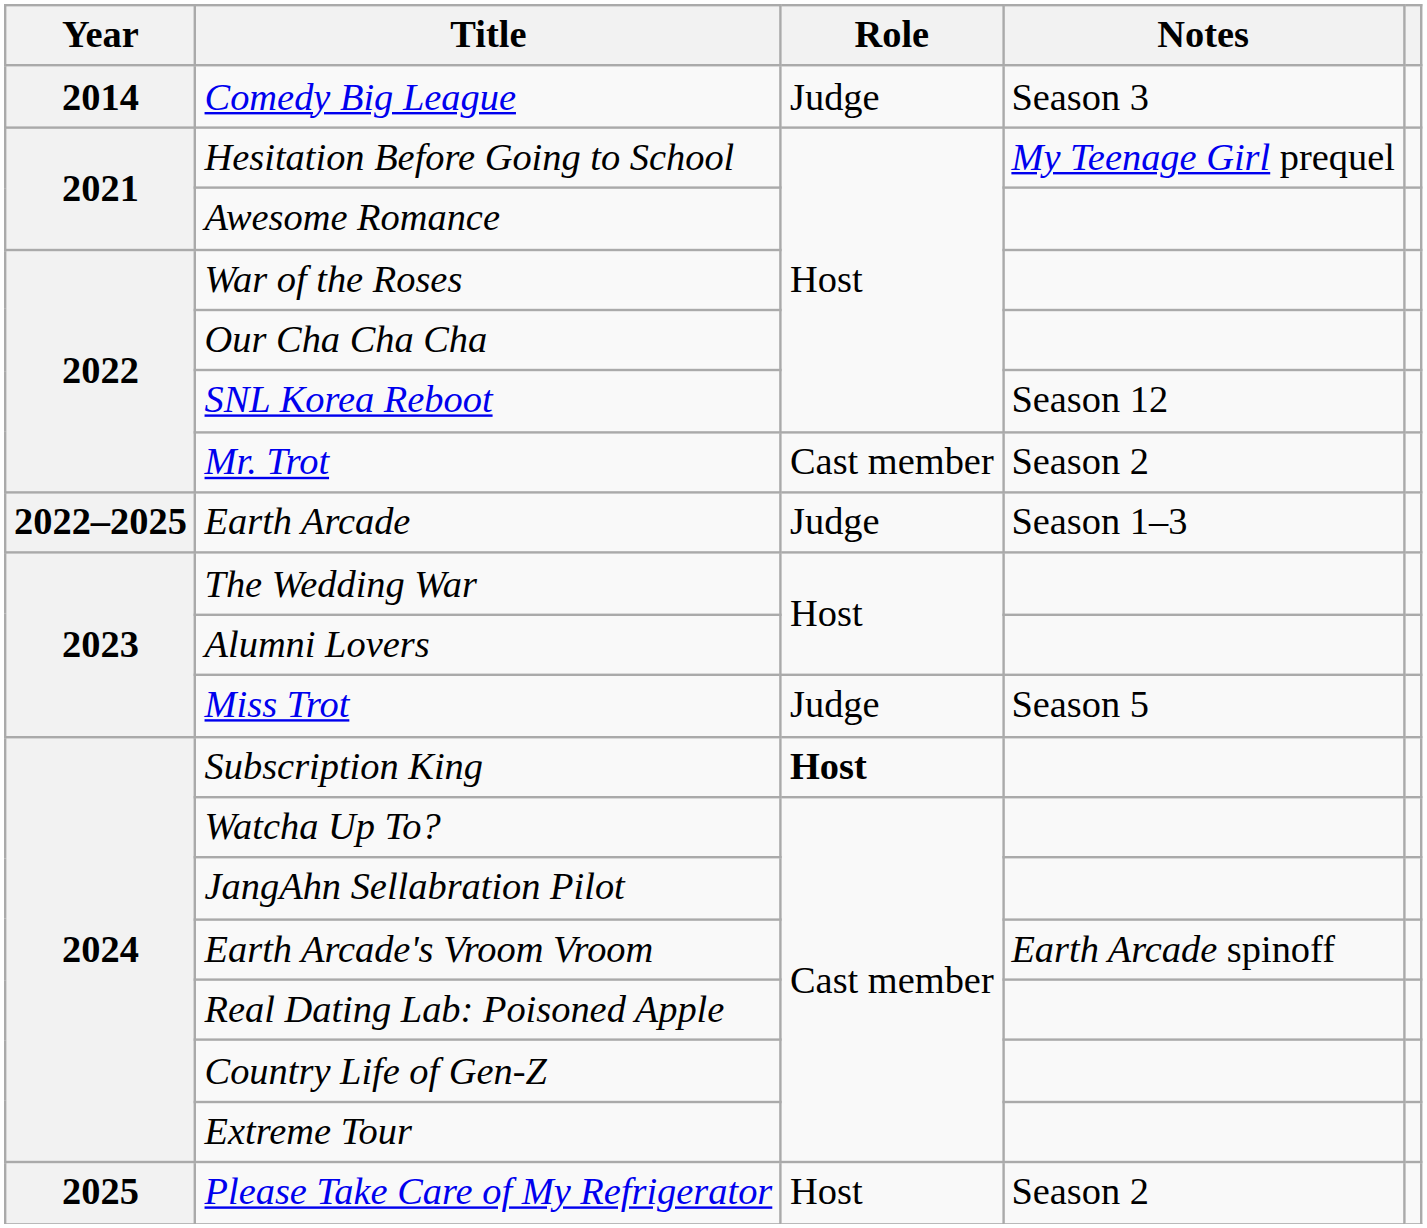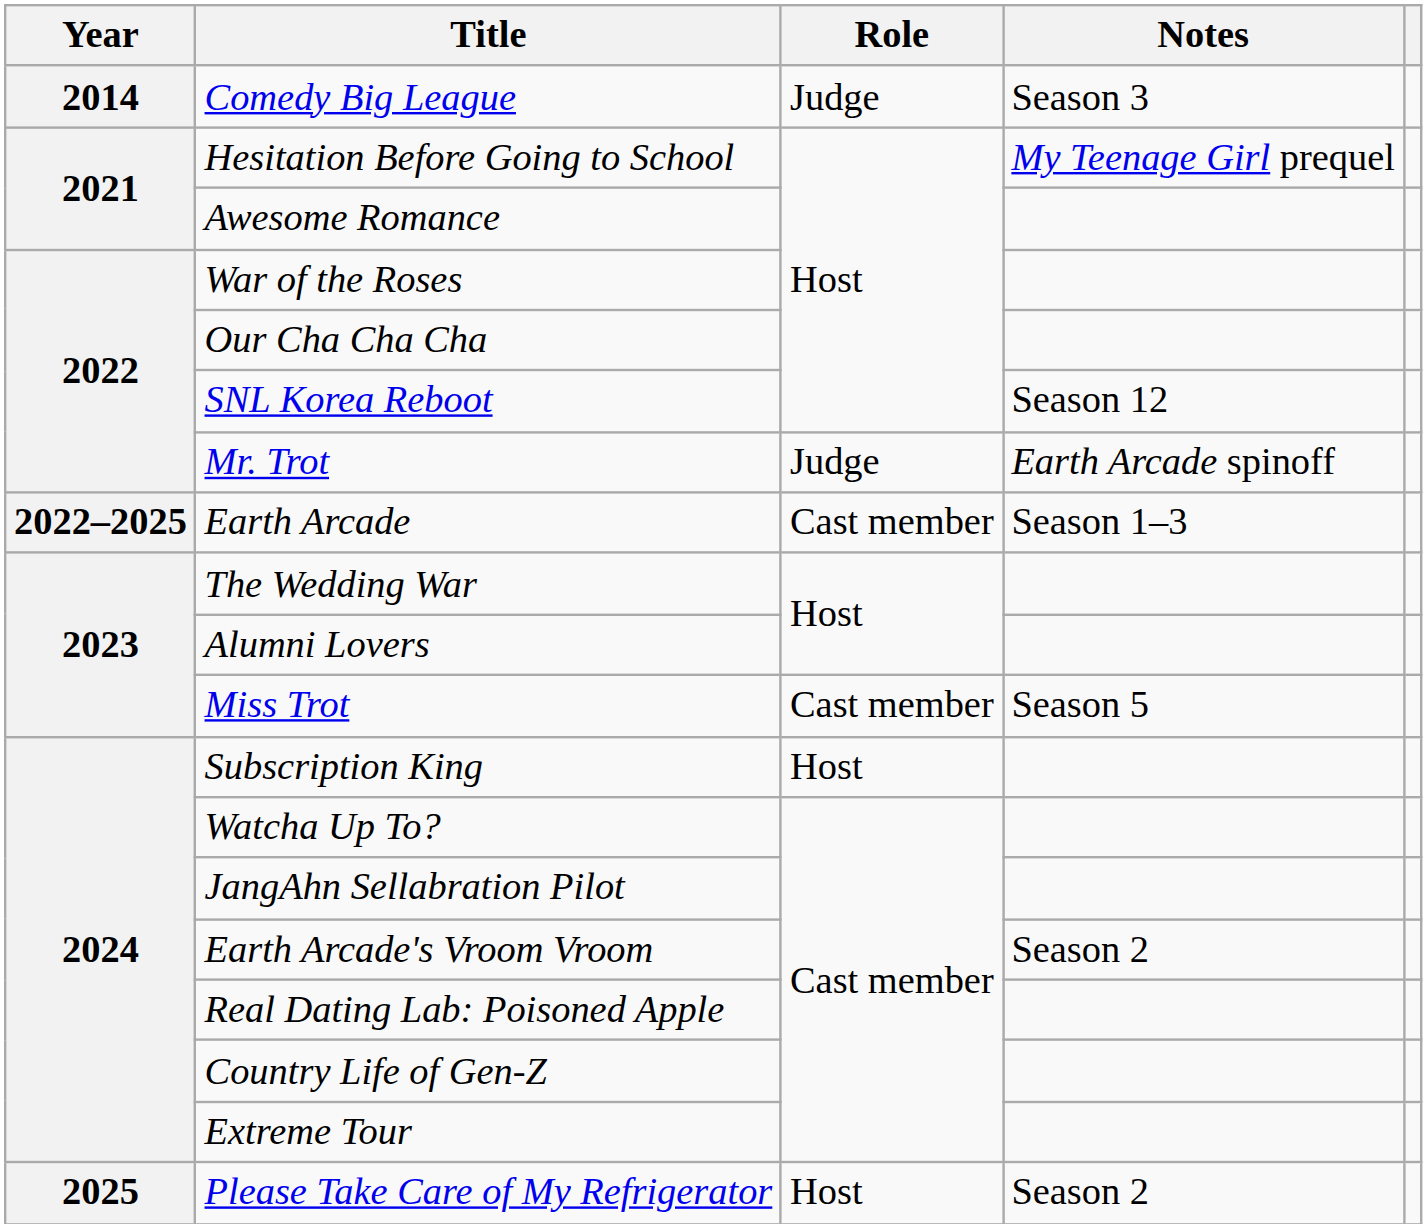(892, 461) Cast member -> (835, 461) Judge
(1080, 461) Season 2 -> (1173, 461) Earth Arcade spinoff
(835, 522) Judge -> (892, 522) Cast member
(835, 704) Judge -> (892, 704) Cast member
(828, 765) bold -> (826, 765) normal
(1173, 948) Earth Arcade spinoff -> (1080, 948) Season 2
